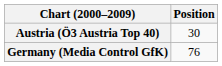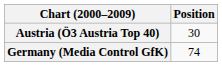(194, 52) 76 -> (194, 52) 74
